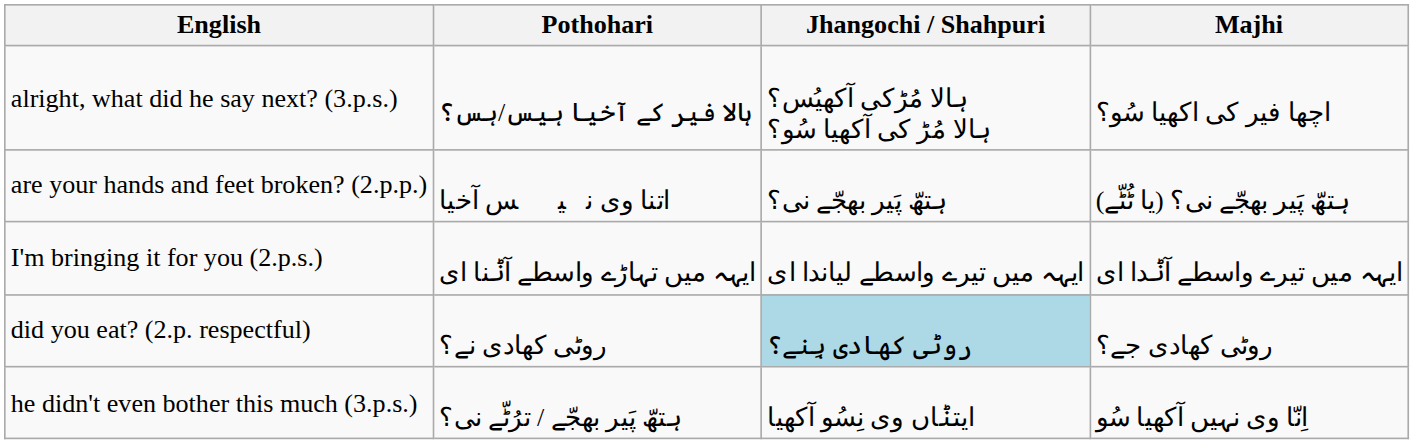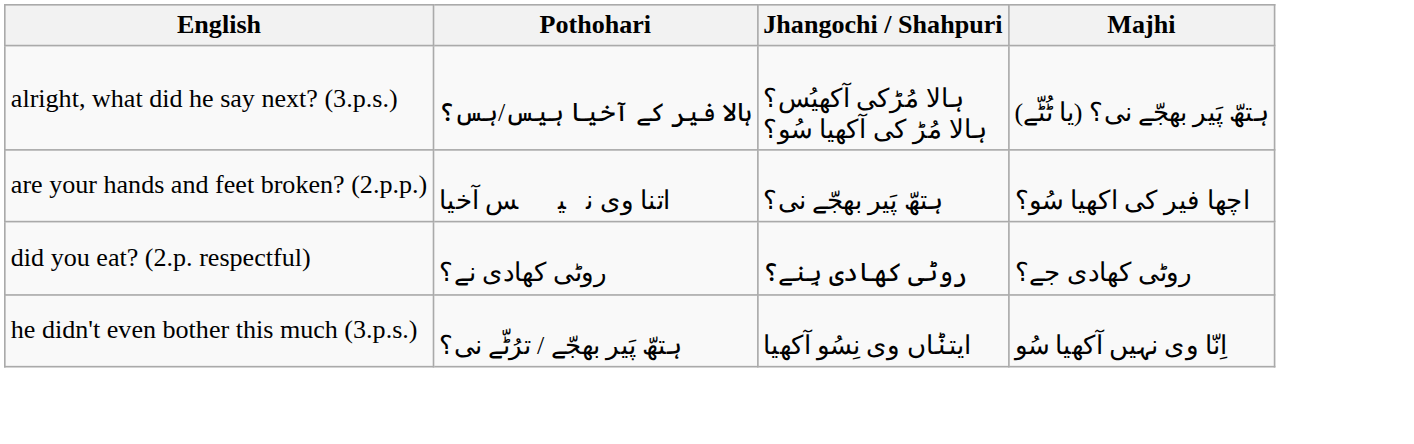(1213, 112) اچھا فیر کی اکھیا سُو؟ -> (1141, 112) ہتھّ پَیر بھجّے نی؟ (یا ٹُٹّے)
(1223, 200) ہتھّ پَیر بھجّے نی؟ (یا ٹُٹّے) -> (1132, 200) اچھا فیر کی اکھیا سُو؟
- row: (167, 257)
(869, 345) lightblue background -> (865, 273) no background
